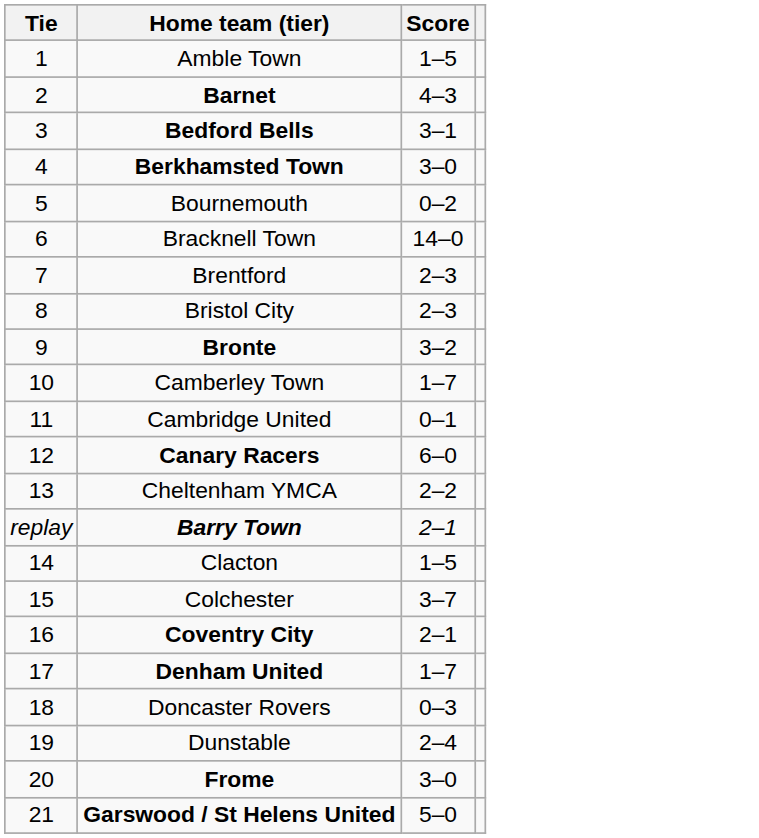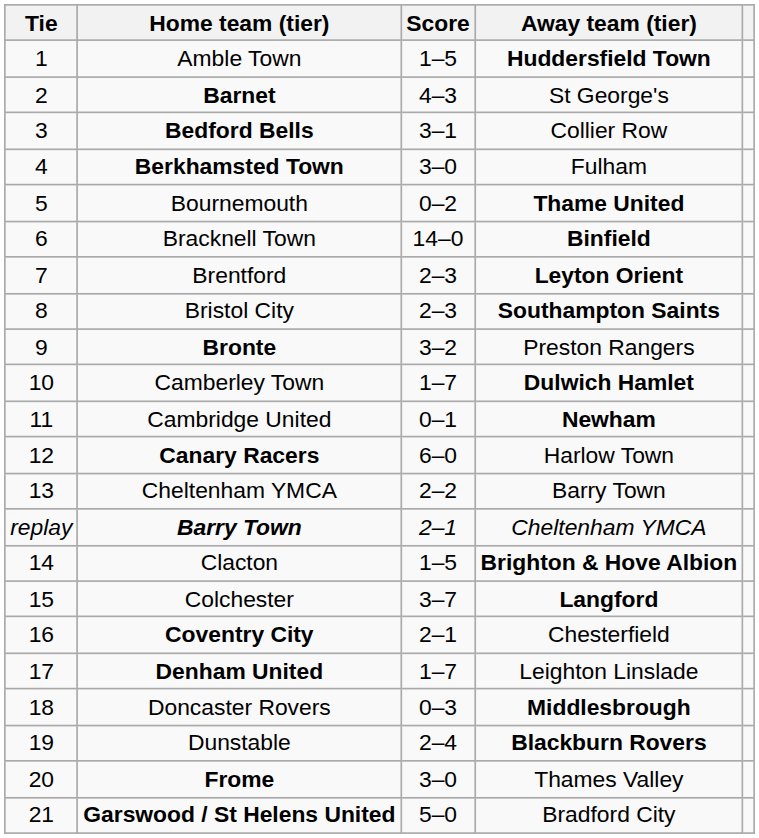+ column: (609, 22)
